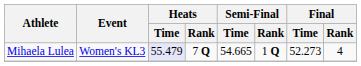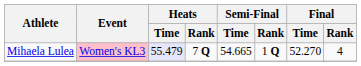(112, 52) no background -> (112, 52) pink background
(305, 52) 52.273 -> (305, 52) 52.270
